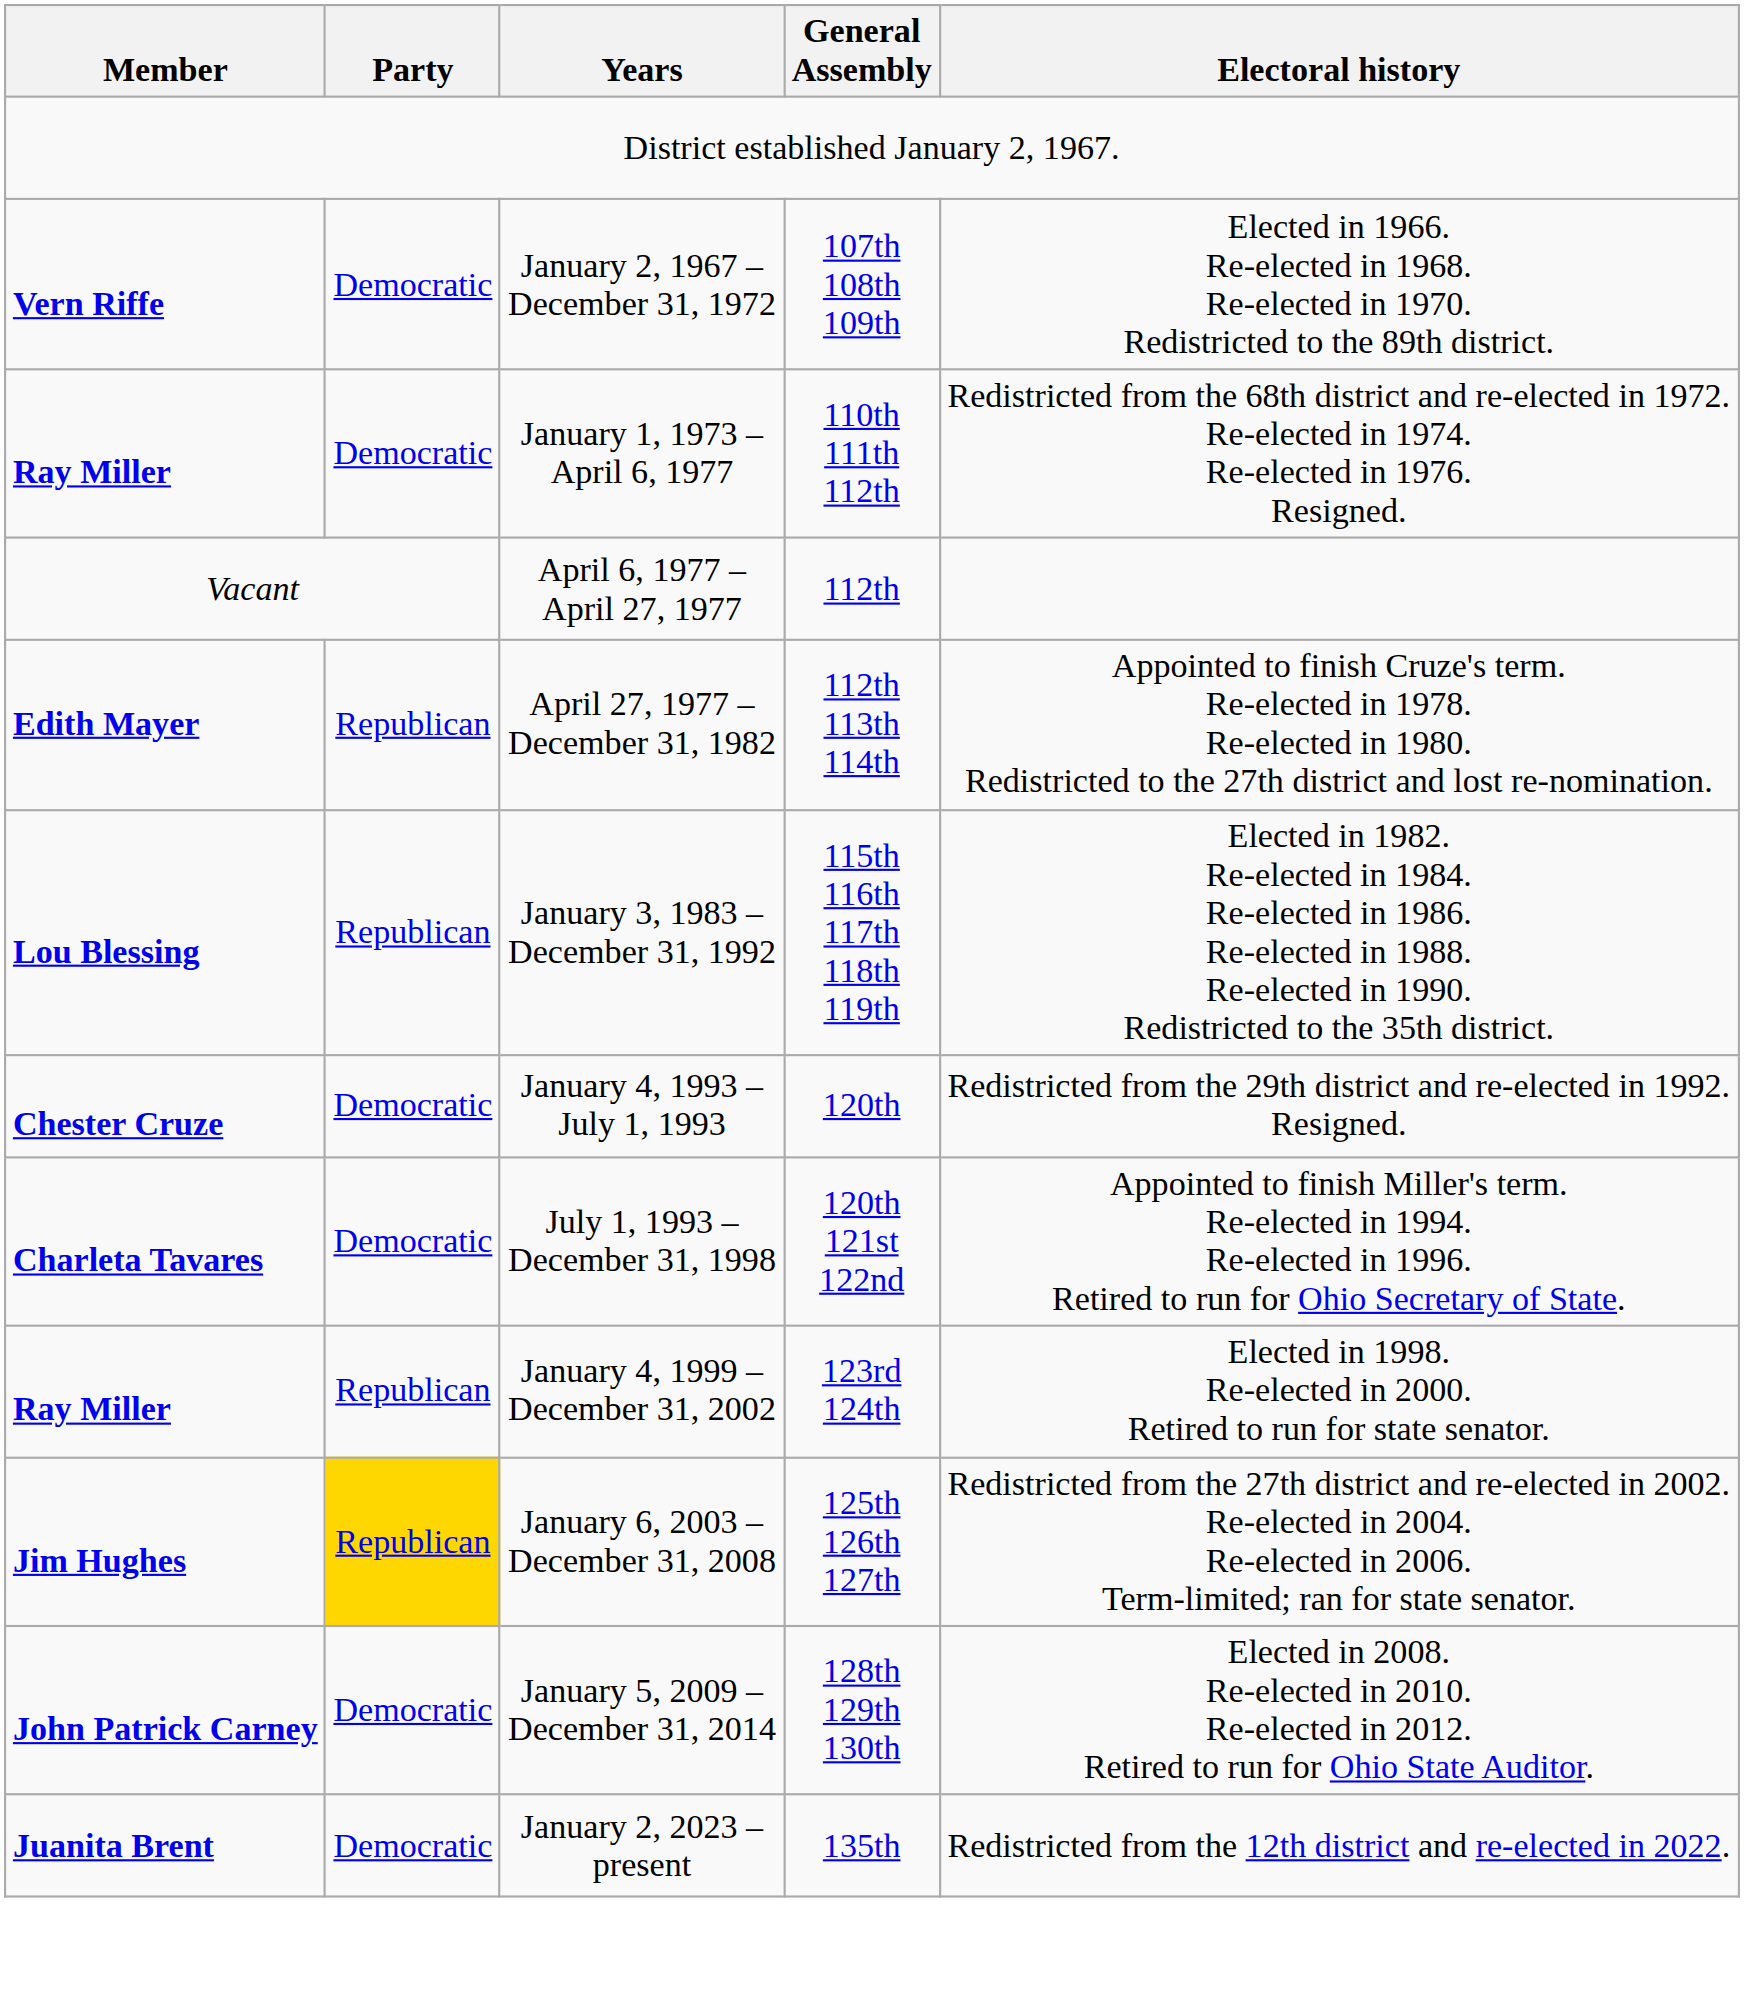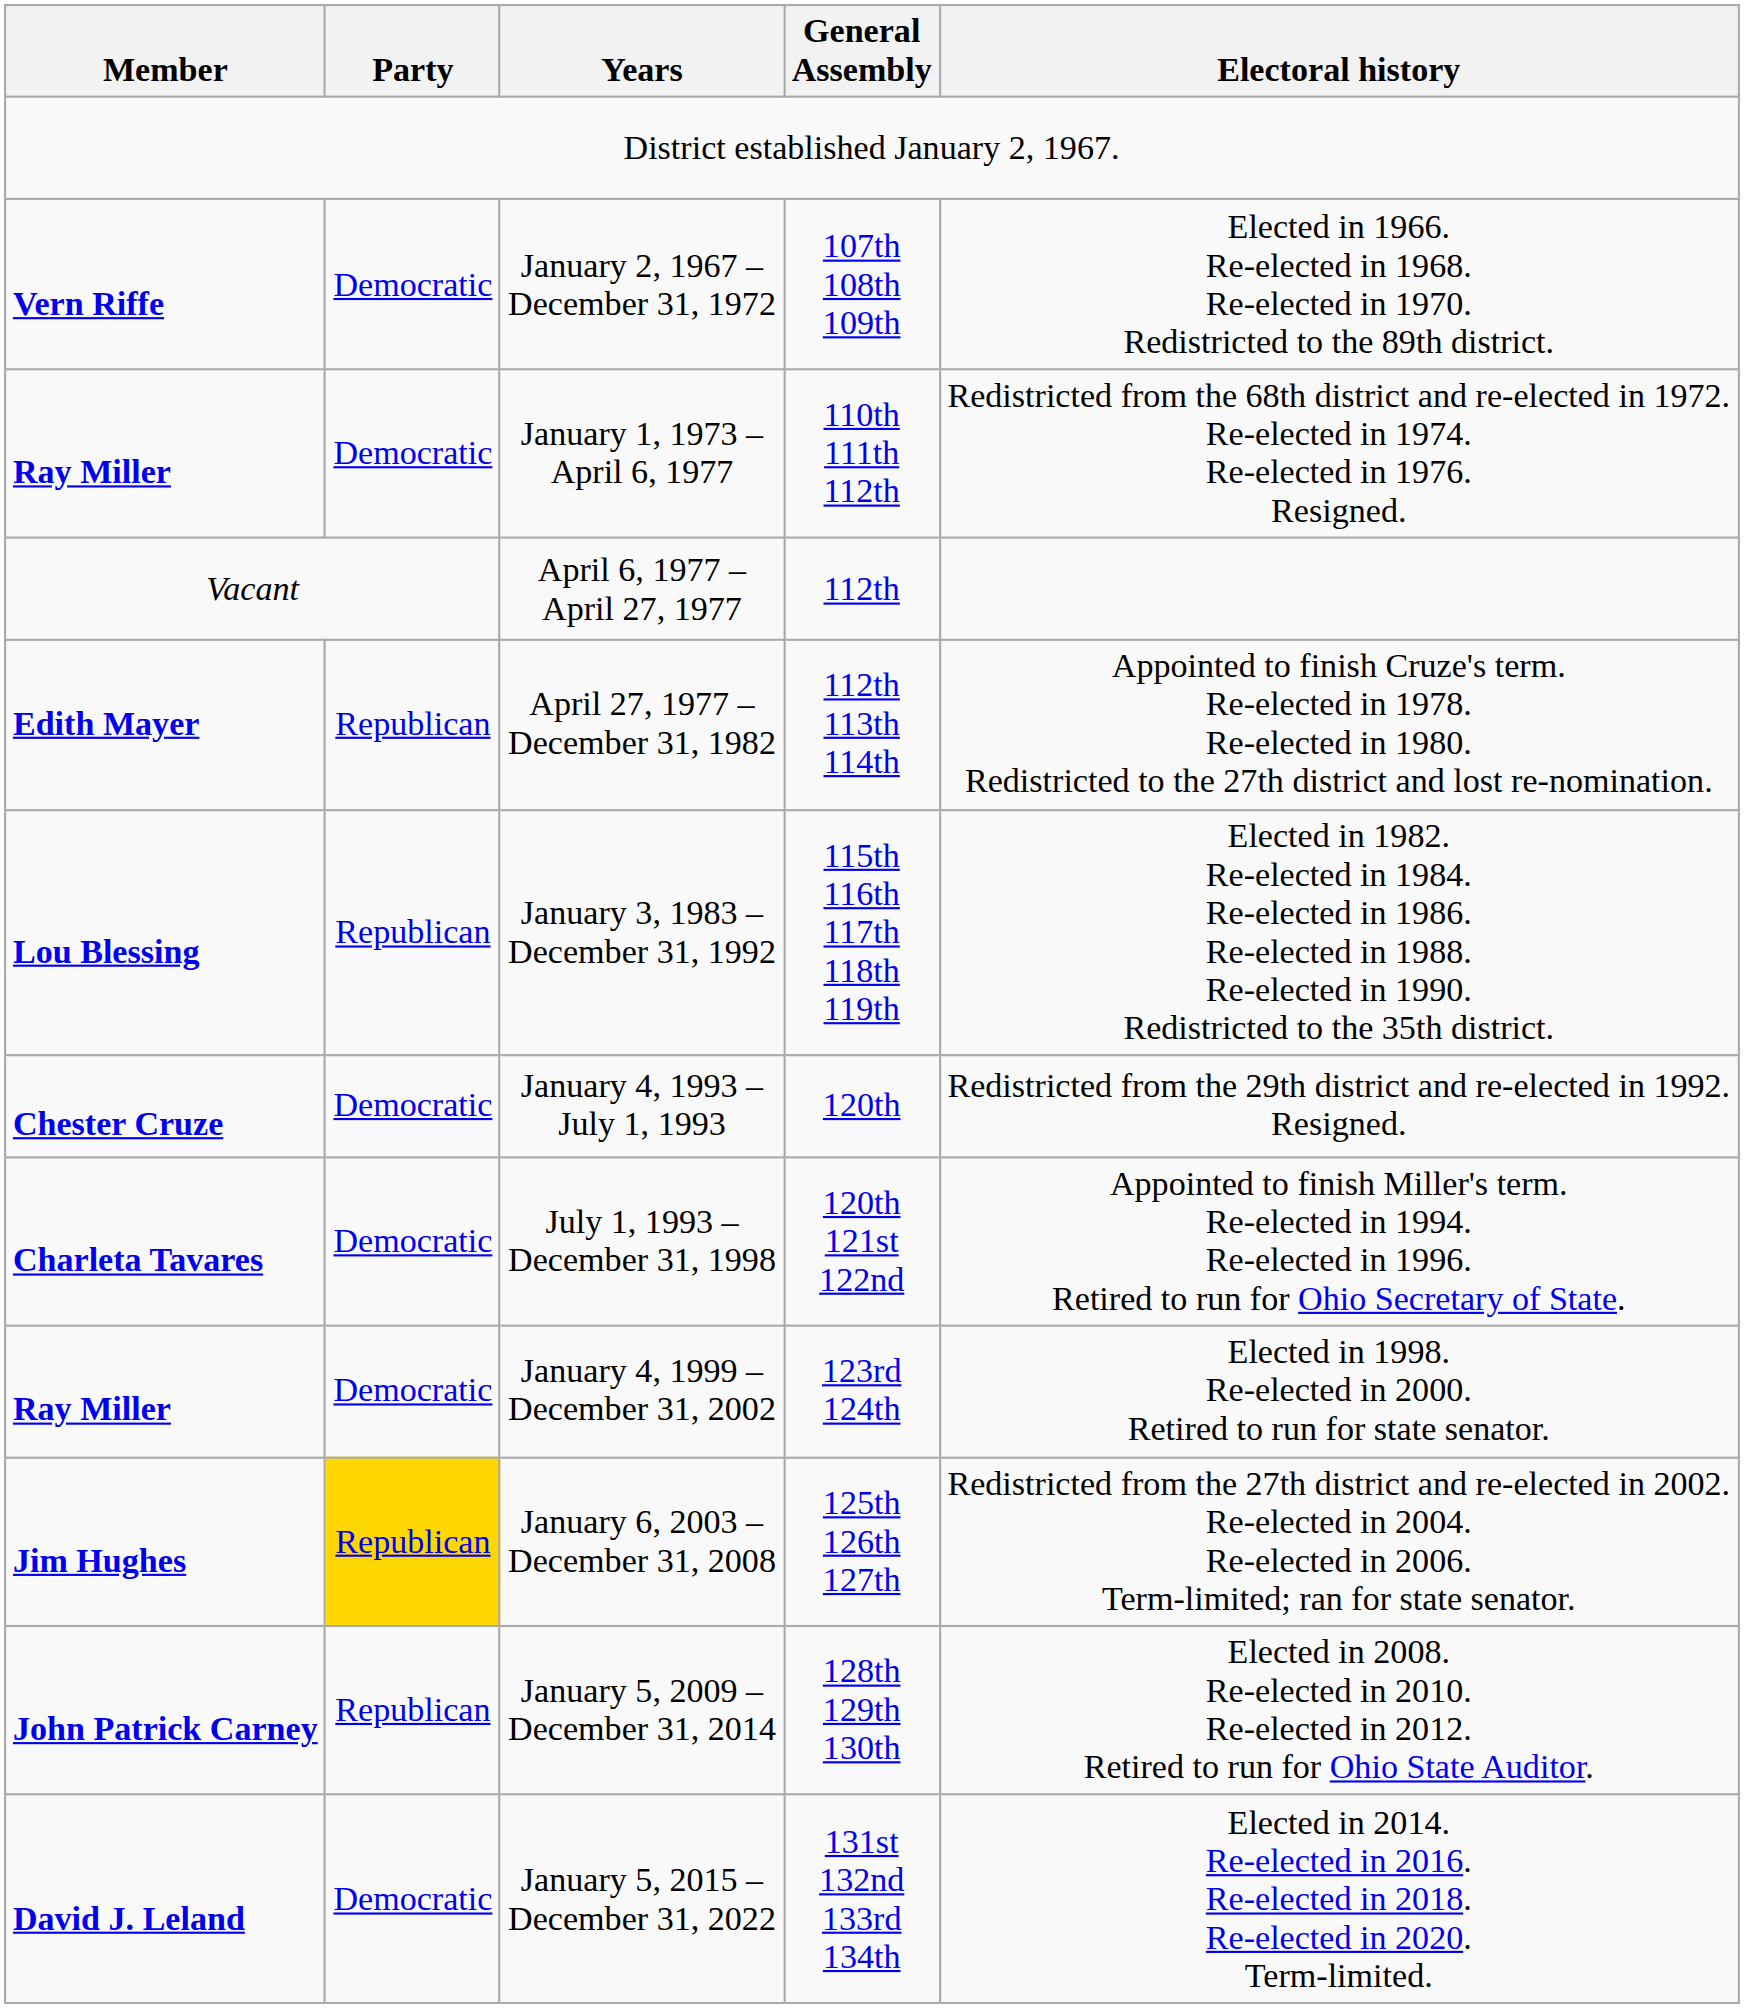(413, 1390) Republican -> (413, 1390) Democratic
(413, 1709) Democratic -> (413, 1709) Republican
+ row: (642, 1898)
- row: (642, 1845)
